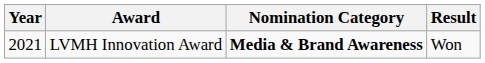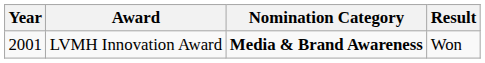(25, 44) 2021 -> (25, 44) 2001
